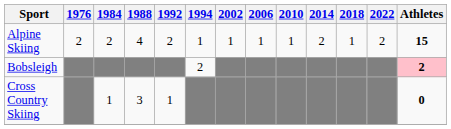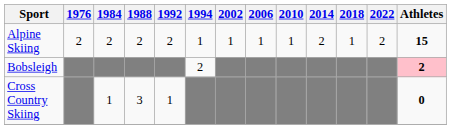(140, 40) 4 -> (140, 40) 2
